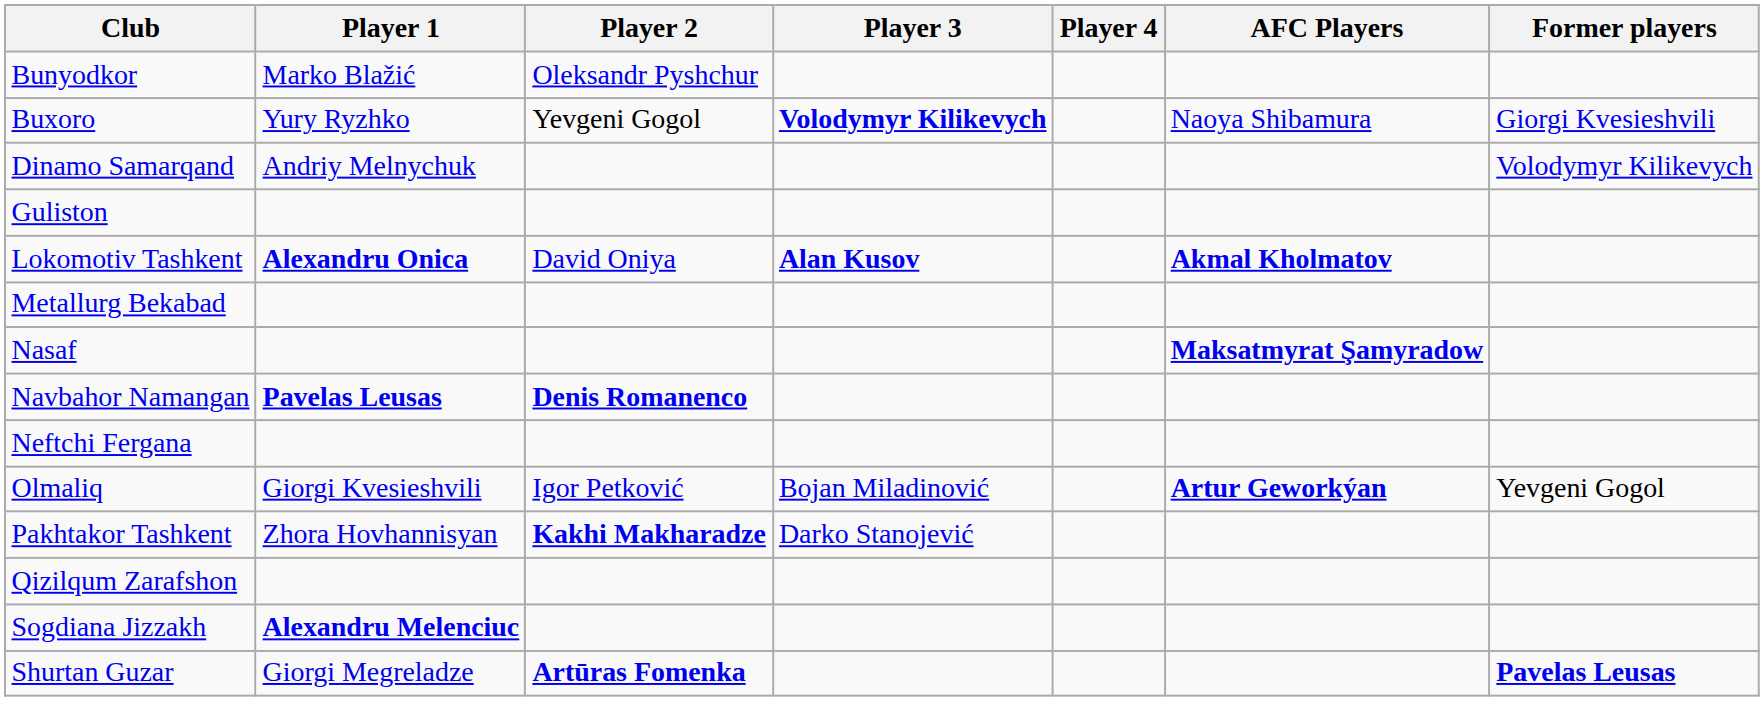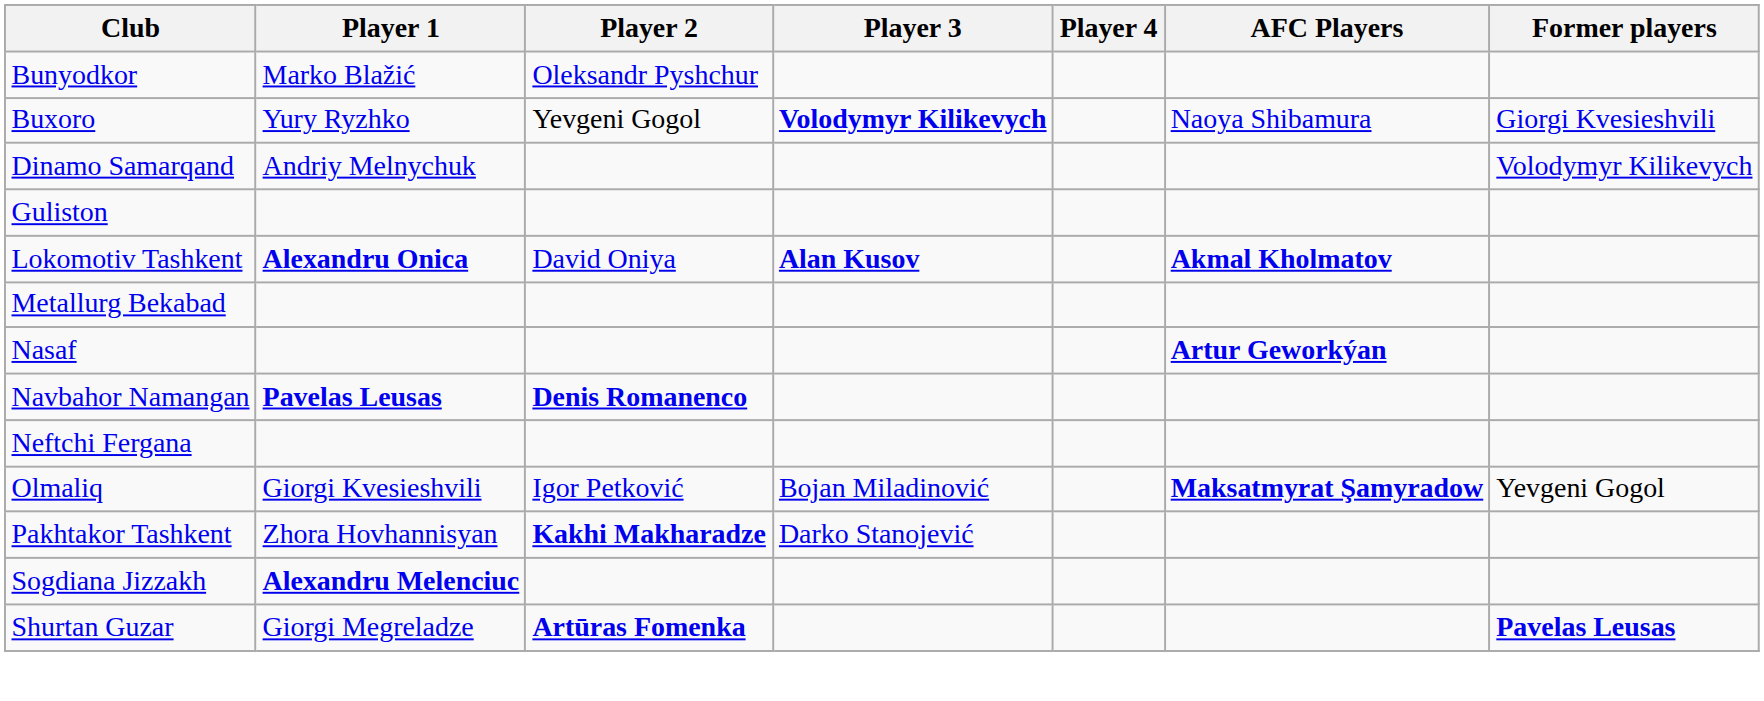(1327, 350) Maksatmyrat Şamyradow -> (1279, 350) Artur Geworkýan
(1279, 488) Artur Geworkýan -> (1327, 488) Maksatmyrat Şamyradow
- row: (124, 580)
